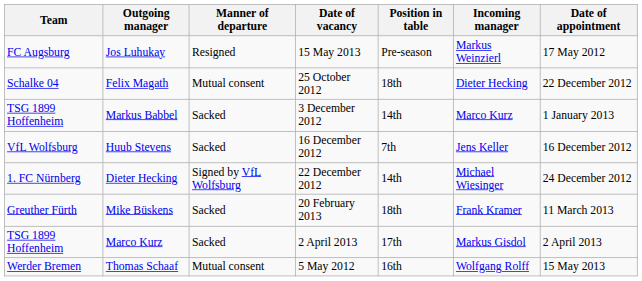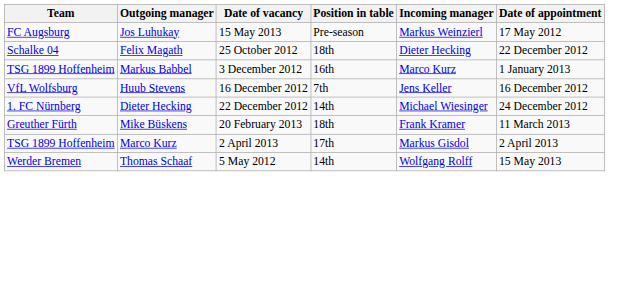- column: (242, 20)
(392, 115) 14th -> (324, 69) 16th
(392, 267) 16th -> (324, 161) 14th
